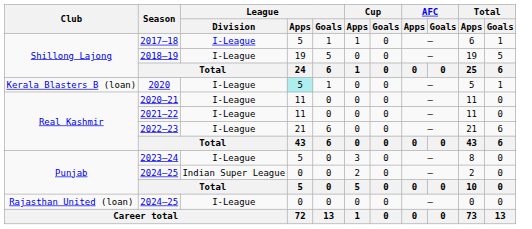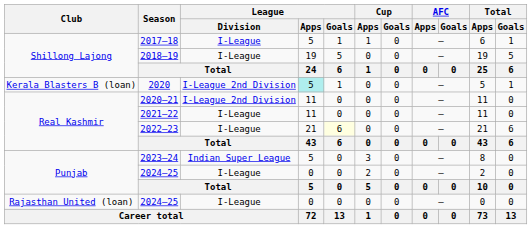(234, 85) I-League -> (239, 85) I-League 2nd Division
(234, 99) I-League -> (239, 99) I-League 2nd Division
(329, 129) no background -> (340, 129) lightyellow background
(234, 158) I-League -> (239, 158) Indian Super League
(234, 172) Indian Super League -> (239, 172) I-League
